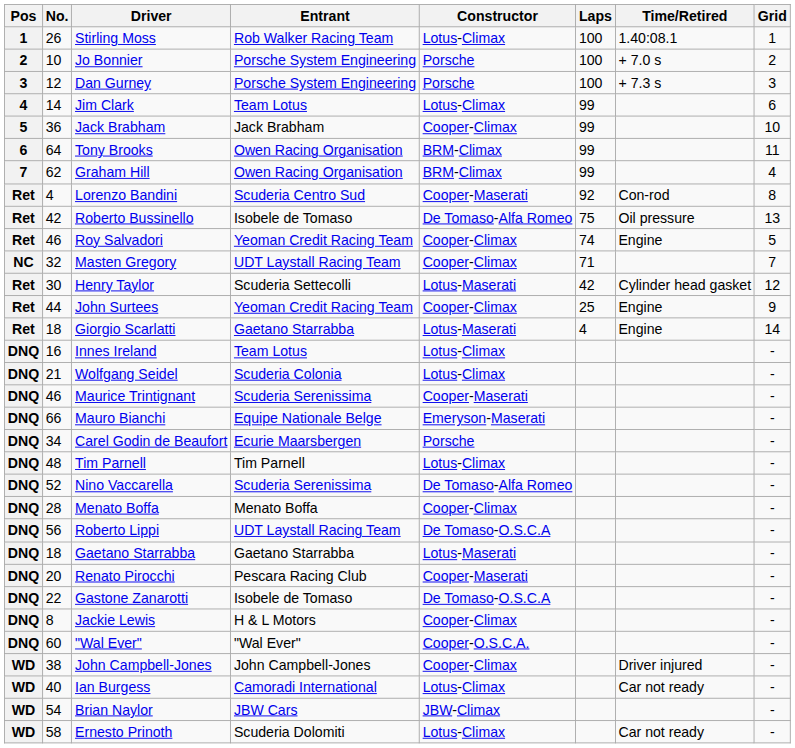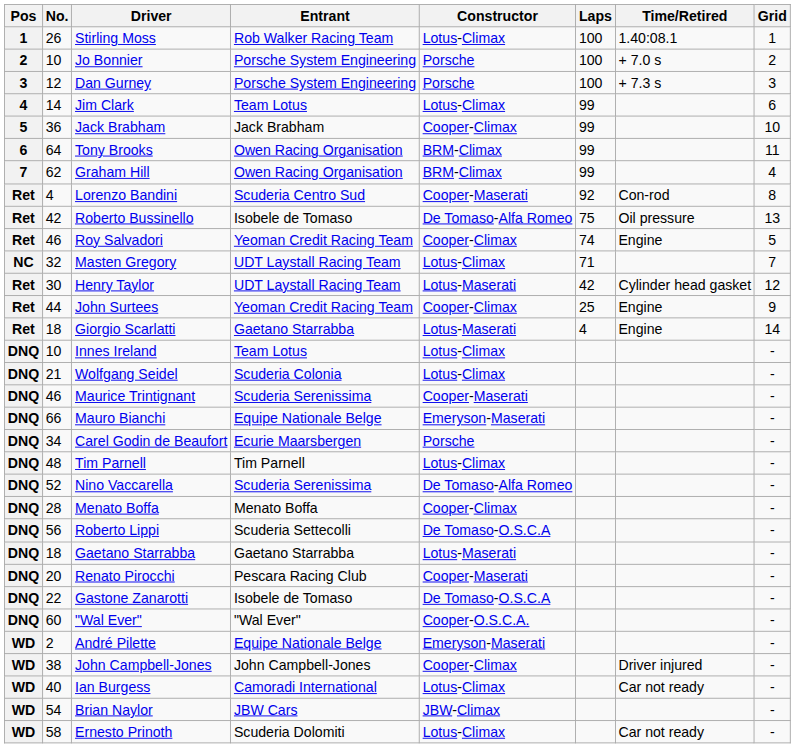(470, 262) Cooper-Climax -> (464, 262) Lotus-Climax
(292, 284) Scuderia Settecolli -> (317, 284) UDT Laystall Racing Team
(54, 352) 16 -> (54, 352) 10
(317, 531) UDT Laystall Racing Team -> (292, 531) Scuderia Settecolli
- row: (115, 620)
+ row: (115, 642)
